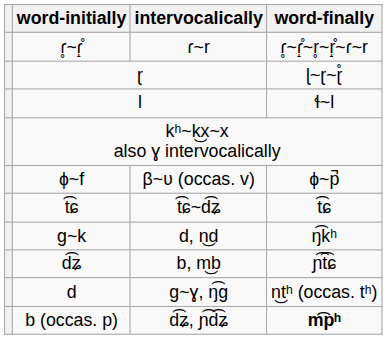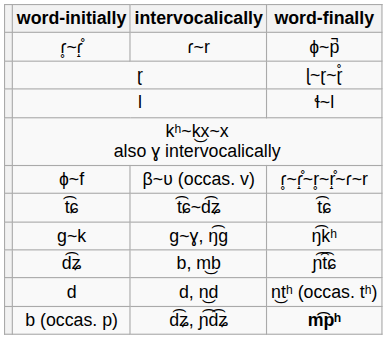(324, 46) ɾ̥~ɾ̝̊~r̥~r̝̊~ɾ~r -> (324, 46) ɸ~p̚
(324, 179) ɸ~p̚ -> (324, 179) ɾ̥~ɾ̝̊~r̥~r̝̊~ɾ~r
(199, 235) d, n͜d -> (199, 235) ɡ~ɣ, ŋ͡ɡ
(199, 292) ɡ~ɣ, ŋ͡ɡ -> (199, 292) d, n͜d
